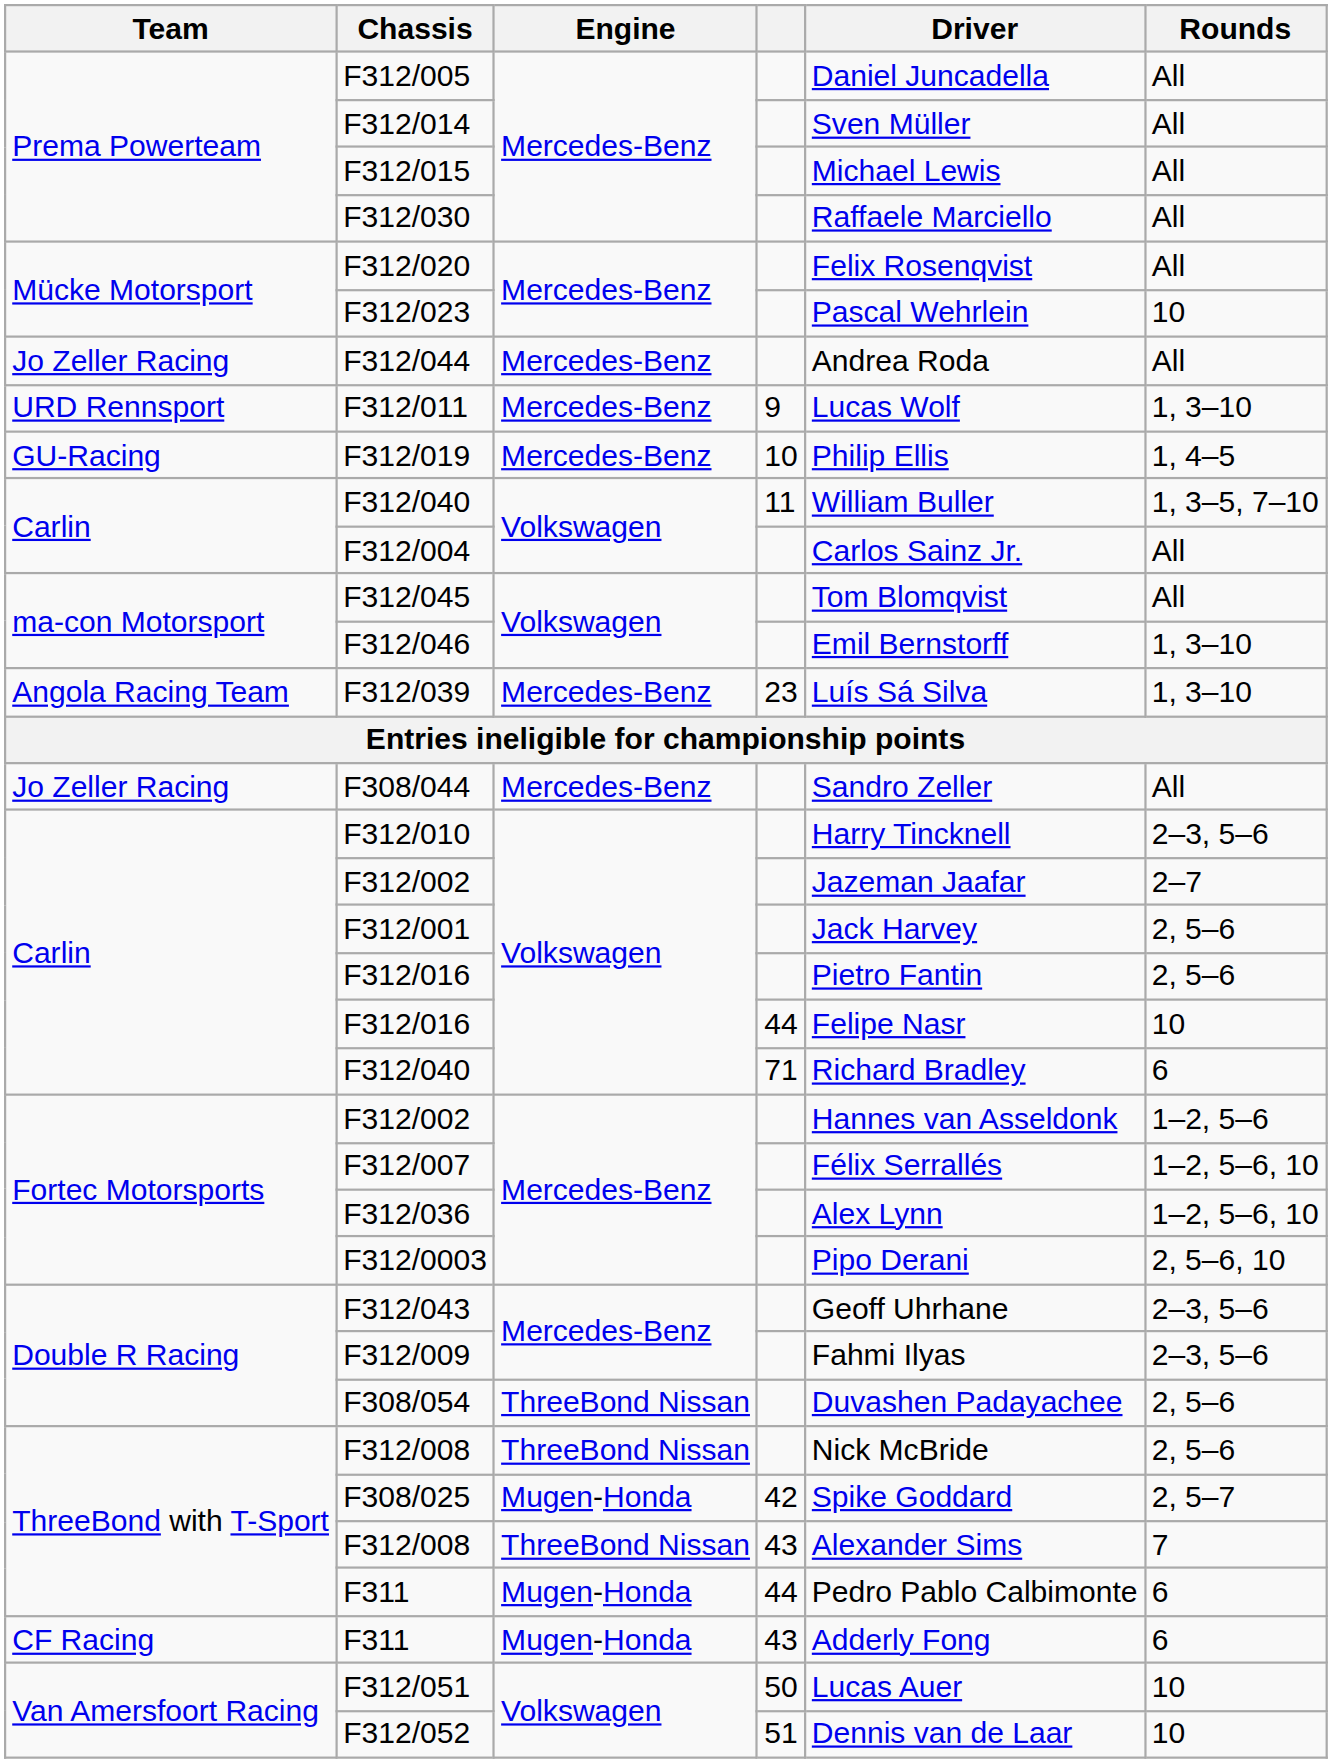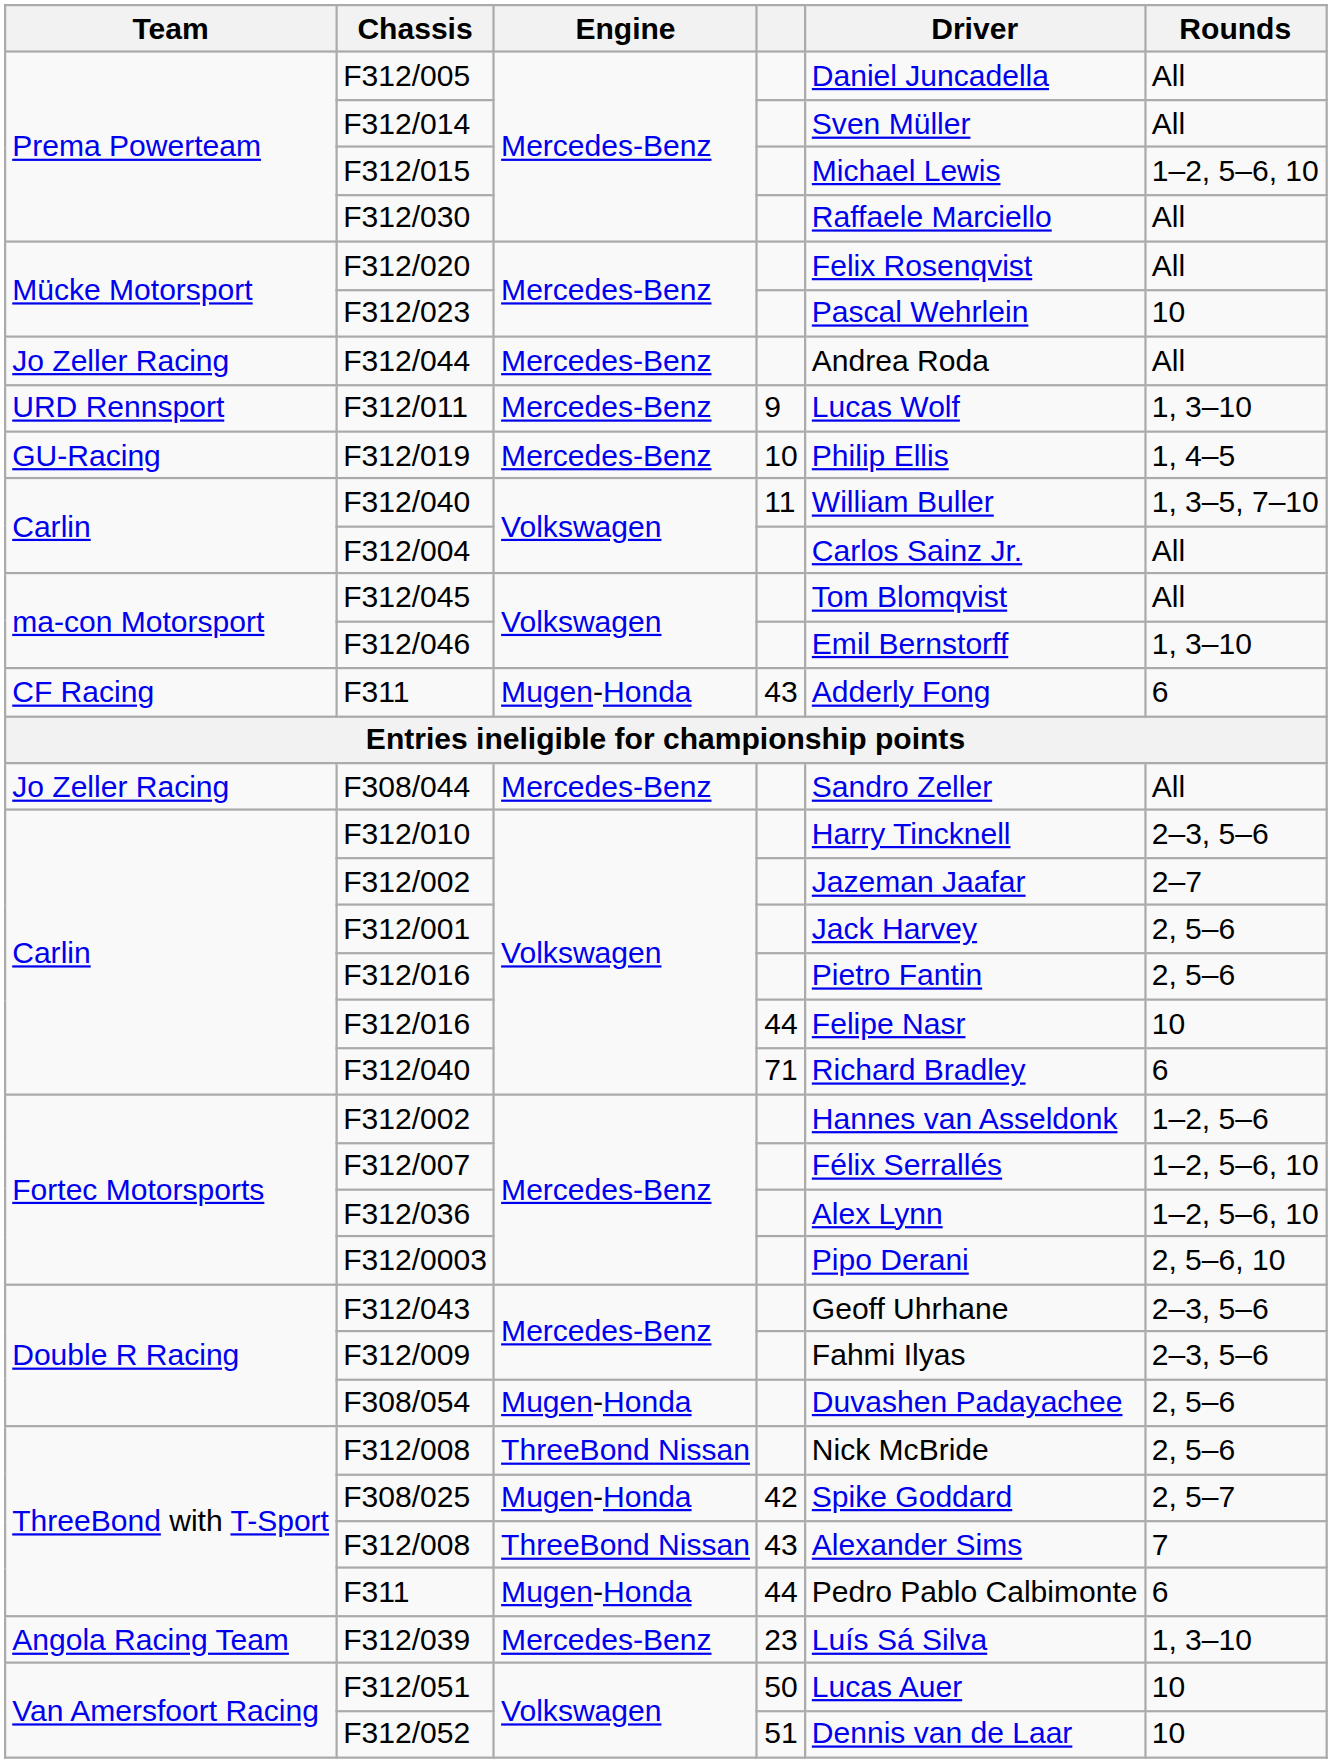(1168, 171) All -> (1235, 171) 1–2, 5–6, 10
rows swapped: (407, 692) <-> (376, 1639)
(626, 1402) ThreeBond Nissan -> (596, 1402) Mugen-Honda
